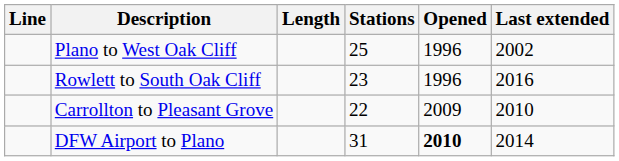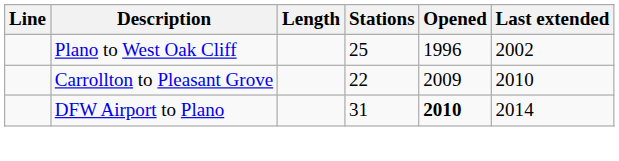- row: (158, 79)
